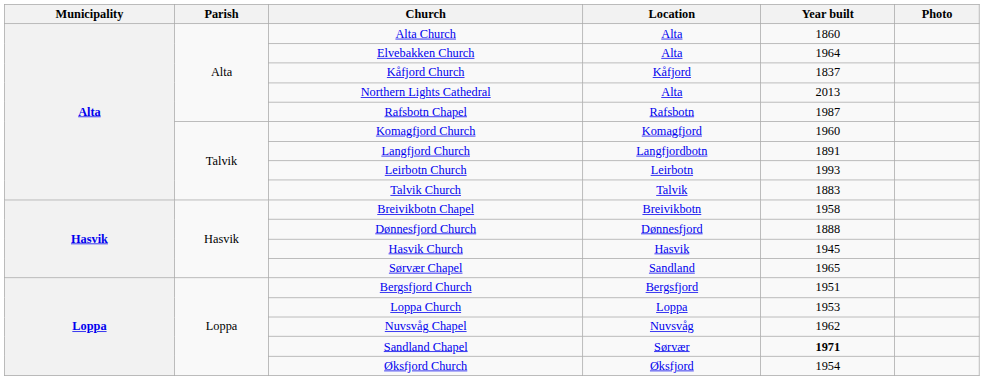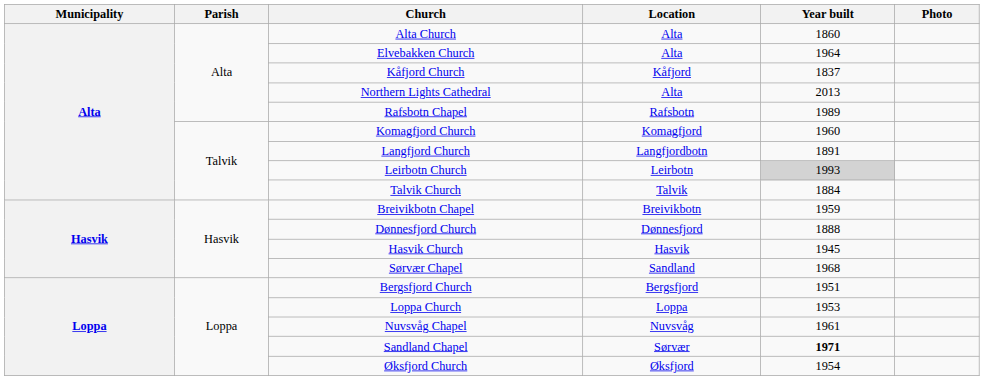(828, 111) 1987 -> (828, 111) 1989
(828, 170) no background -> (828, 170) lightgrey background
(828, 190) 1883 -> (828, 190) 1884
(828, 209) 1958 -> (828, 209) 1959
(828, 268) 1965 -> (828, 268) 1968
(828, 326) 1962 -> (828, 326) 1961
